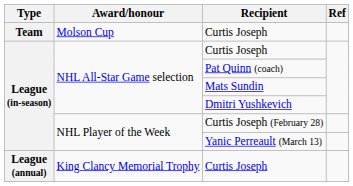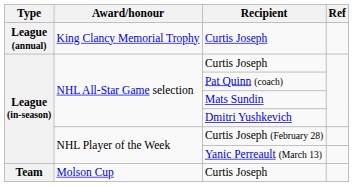rows swapped: (128, 166) <-> (85, 31)
